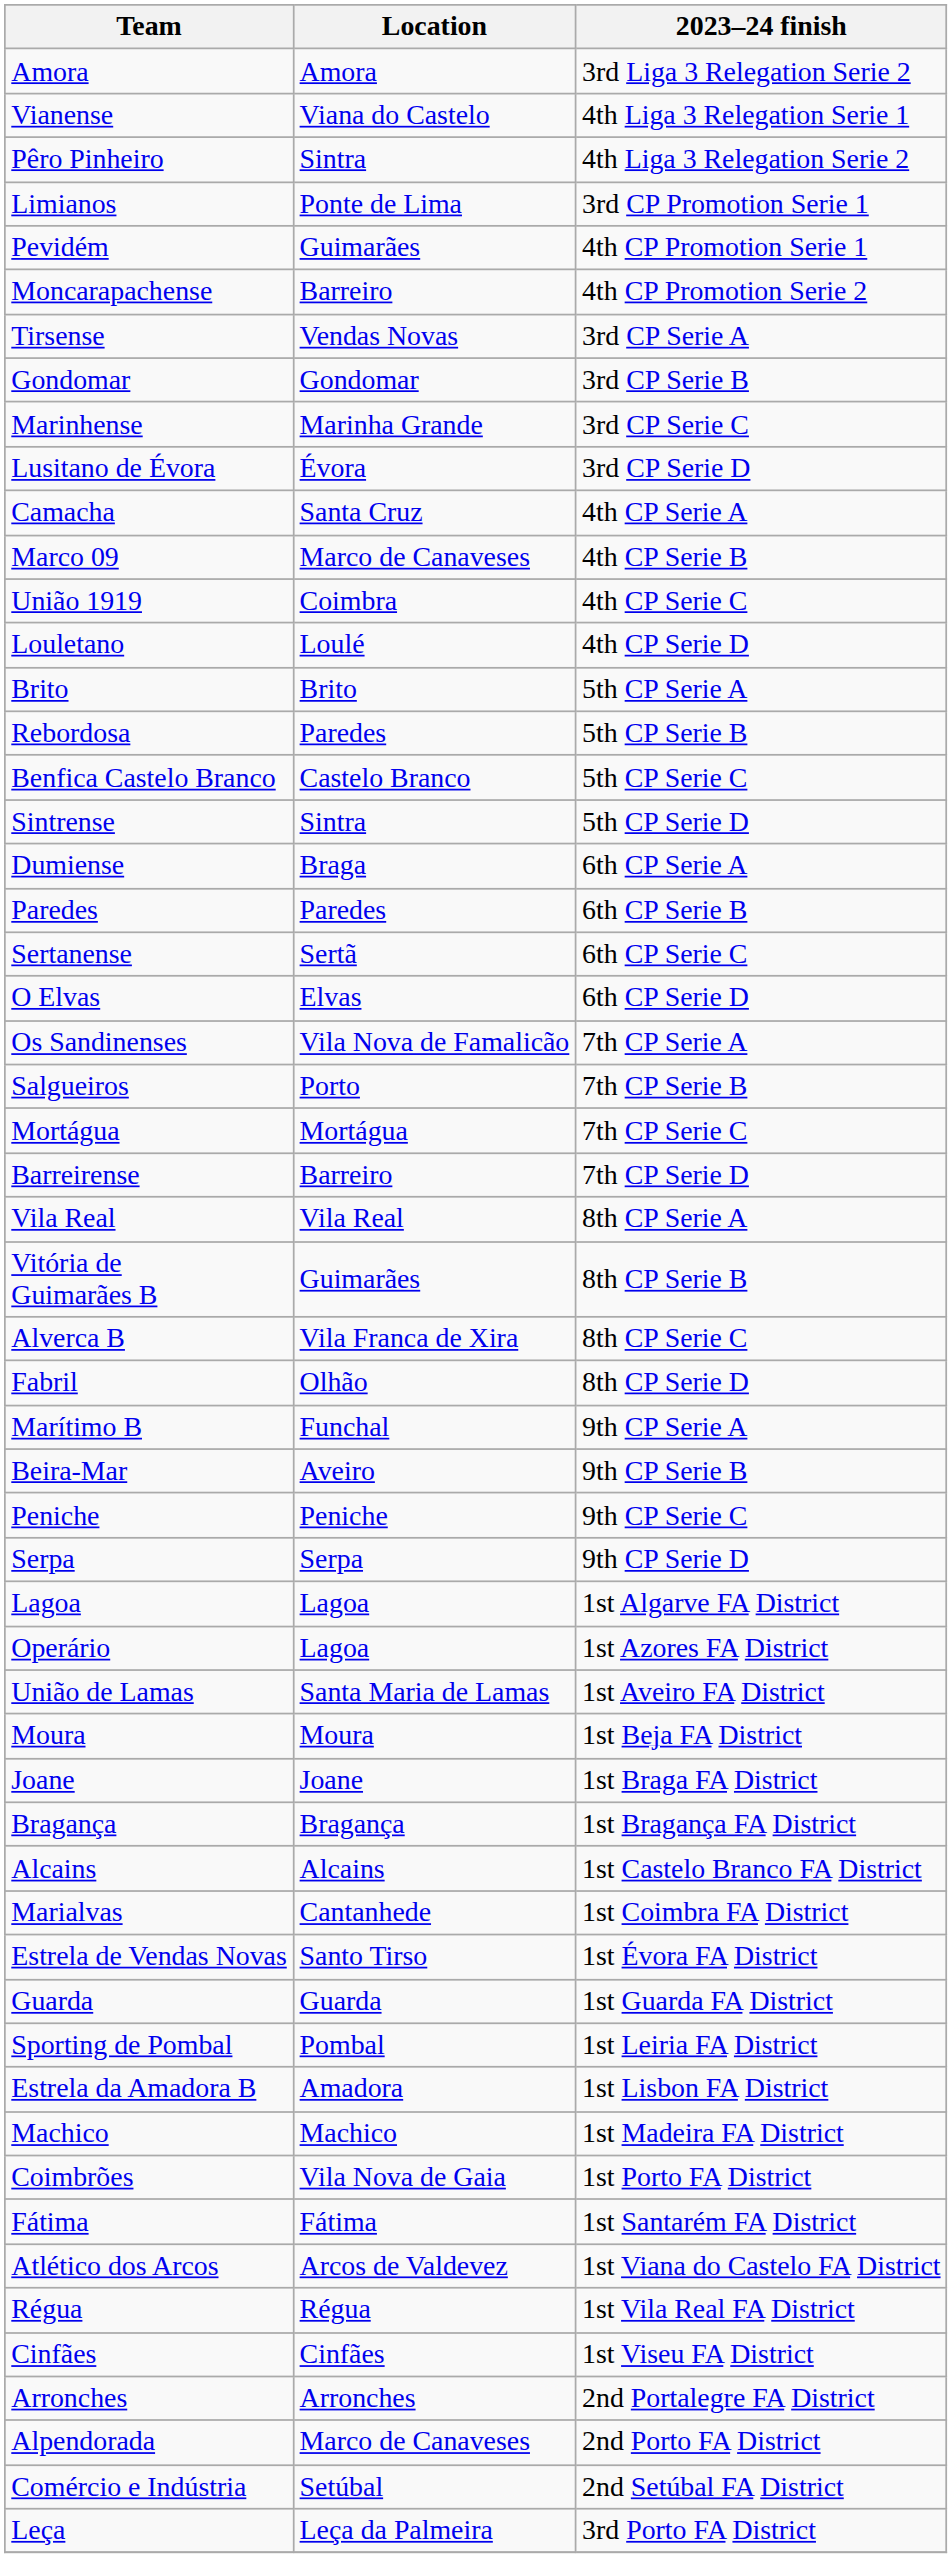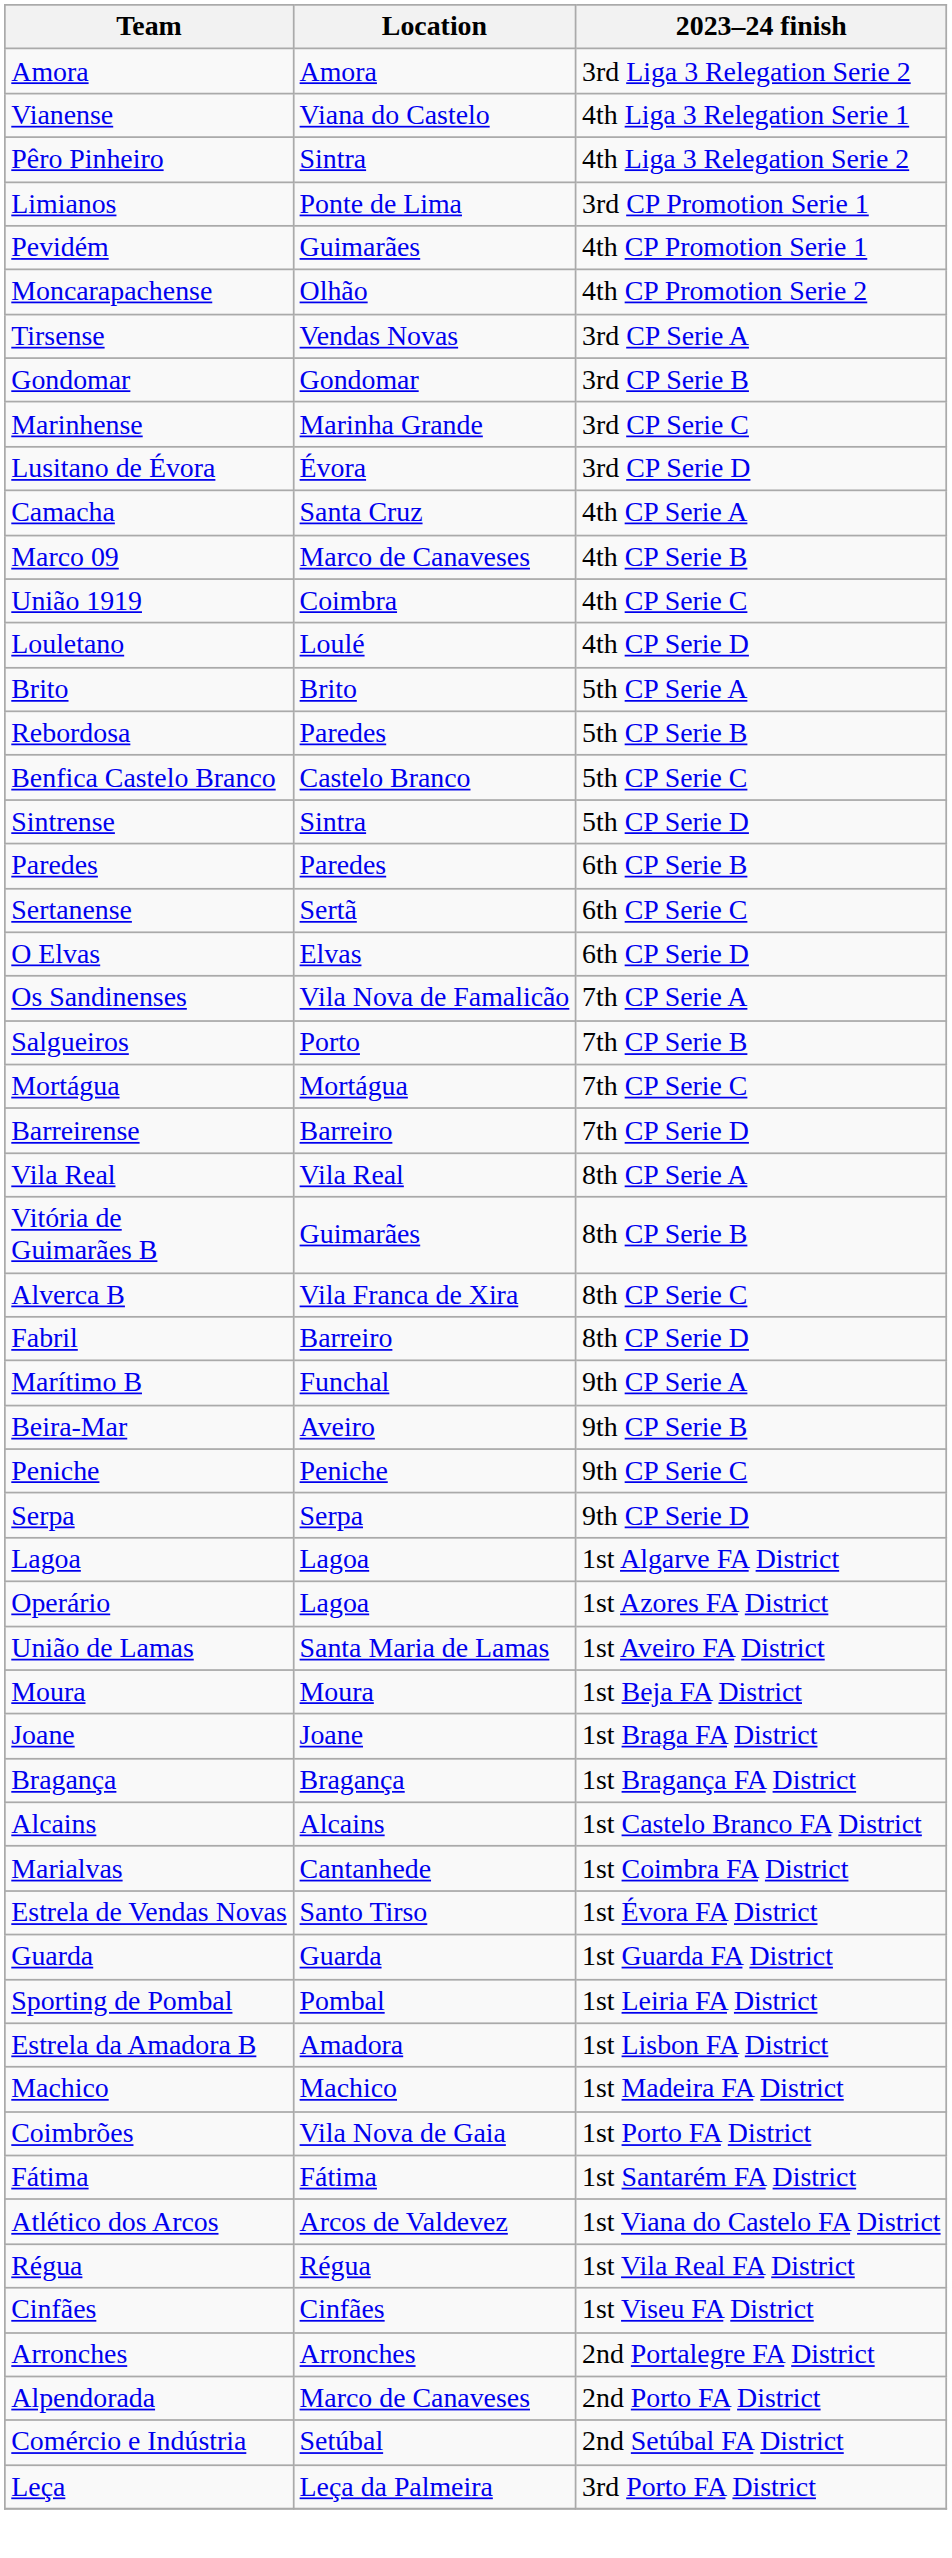(346, 291) Barreiro -> (334, 291) Olhão
- row: (68, 865)
(334, 1382) Olhão -> (346, 1338) Barreiro
